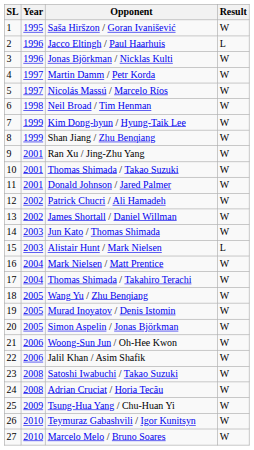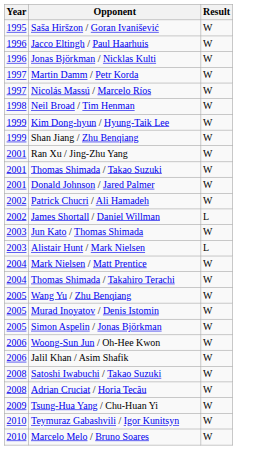- column: (13, 12)
(223, 43) L -> (208, 43) W
(224, 216) W -> (206, 216) L
